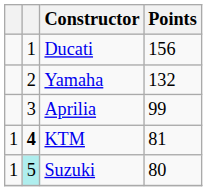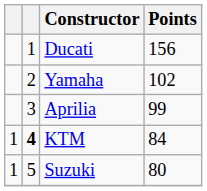(162, 79) 132 -> (162, 79) 102
(157, 139) 81 -> (157, 139) 84
(31, 169) paleturquoise background -> (31, 169) no background
